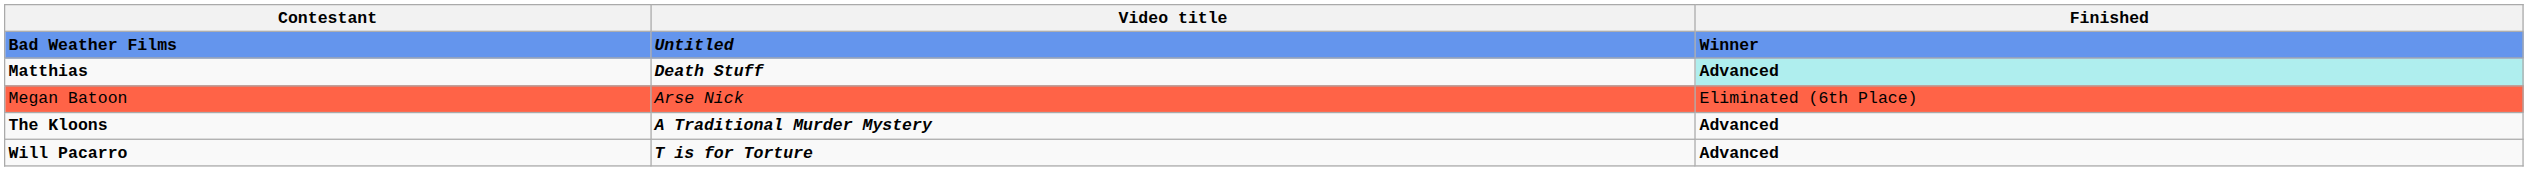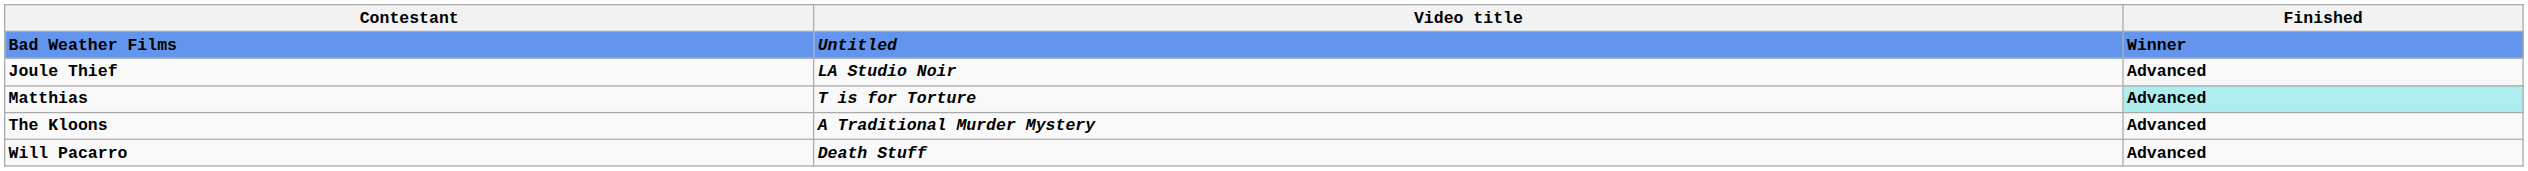+ row: (63, 72)
(709, 72) Death Stuff -> (897, 99) T is for Torture
- row: (68, 99)
(734, 153) T is for Torture -> (872, 153) Death Stuff
